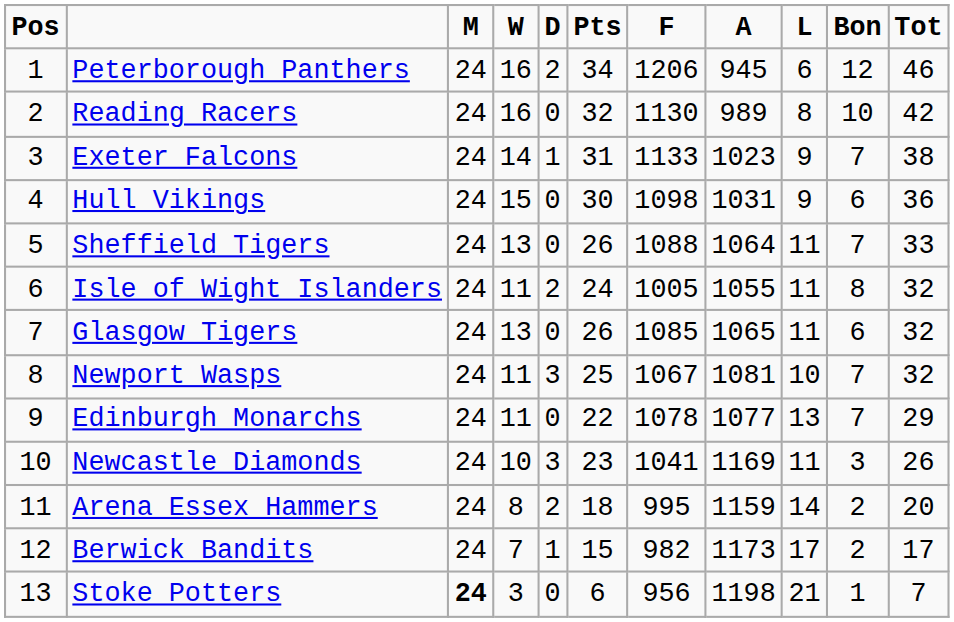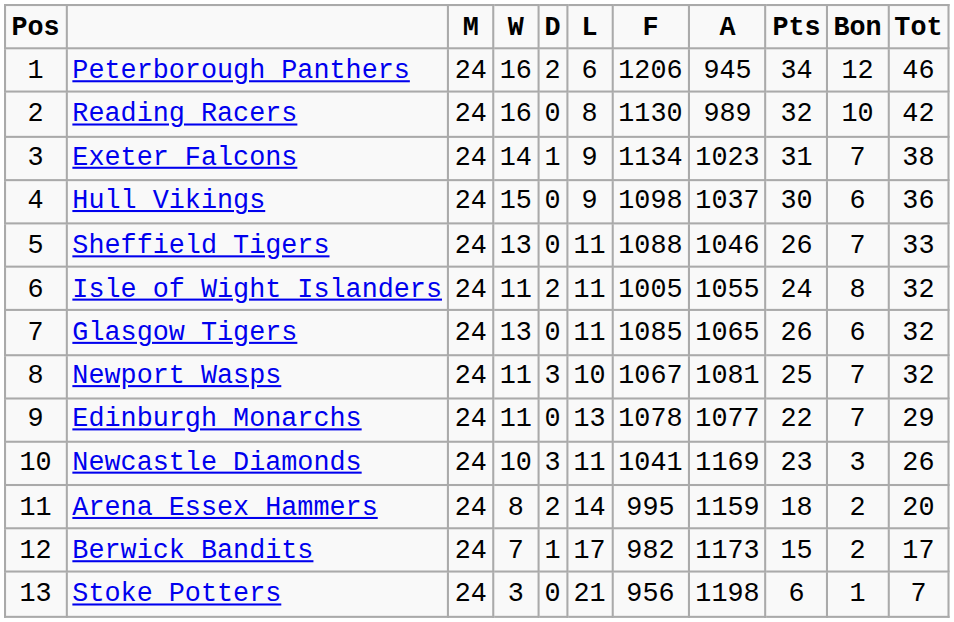columns swapped: (805, 27) <-> (598, 27)
(667, 158) 1133 -> (650, 158) 1134
(744, 201) 1031 -> (728, 201) 1037
(744, 245) 1064 -> (728, 245) 1046
(471, 594) bold -> (471, 594) normal
